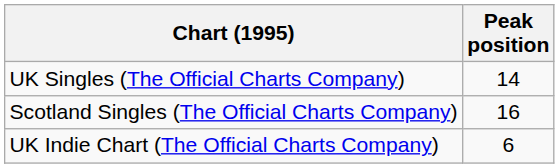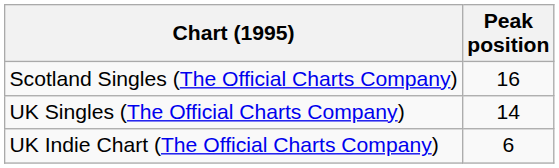rows swapped: (234, 111) <-> (207, 78)
